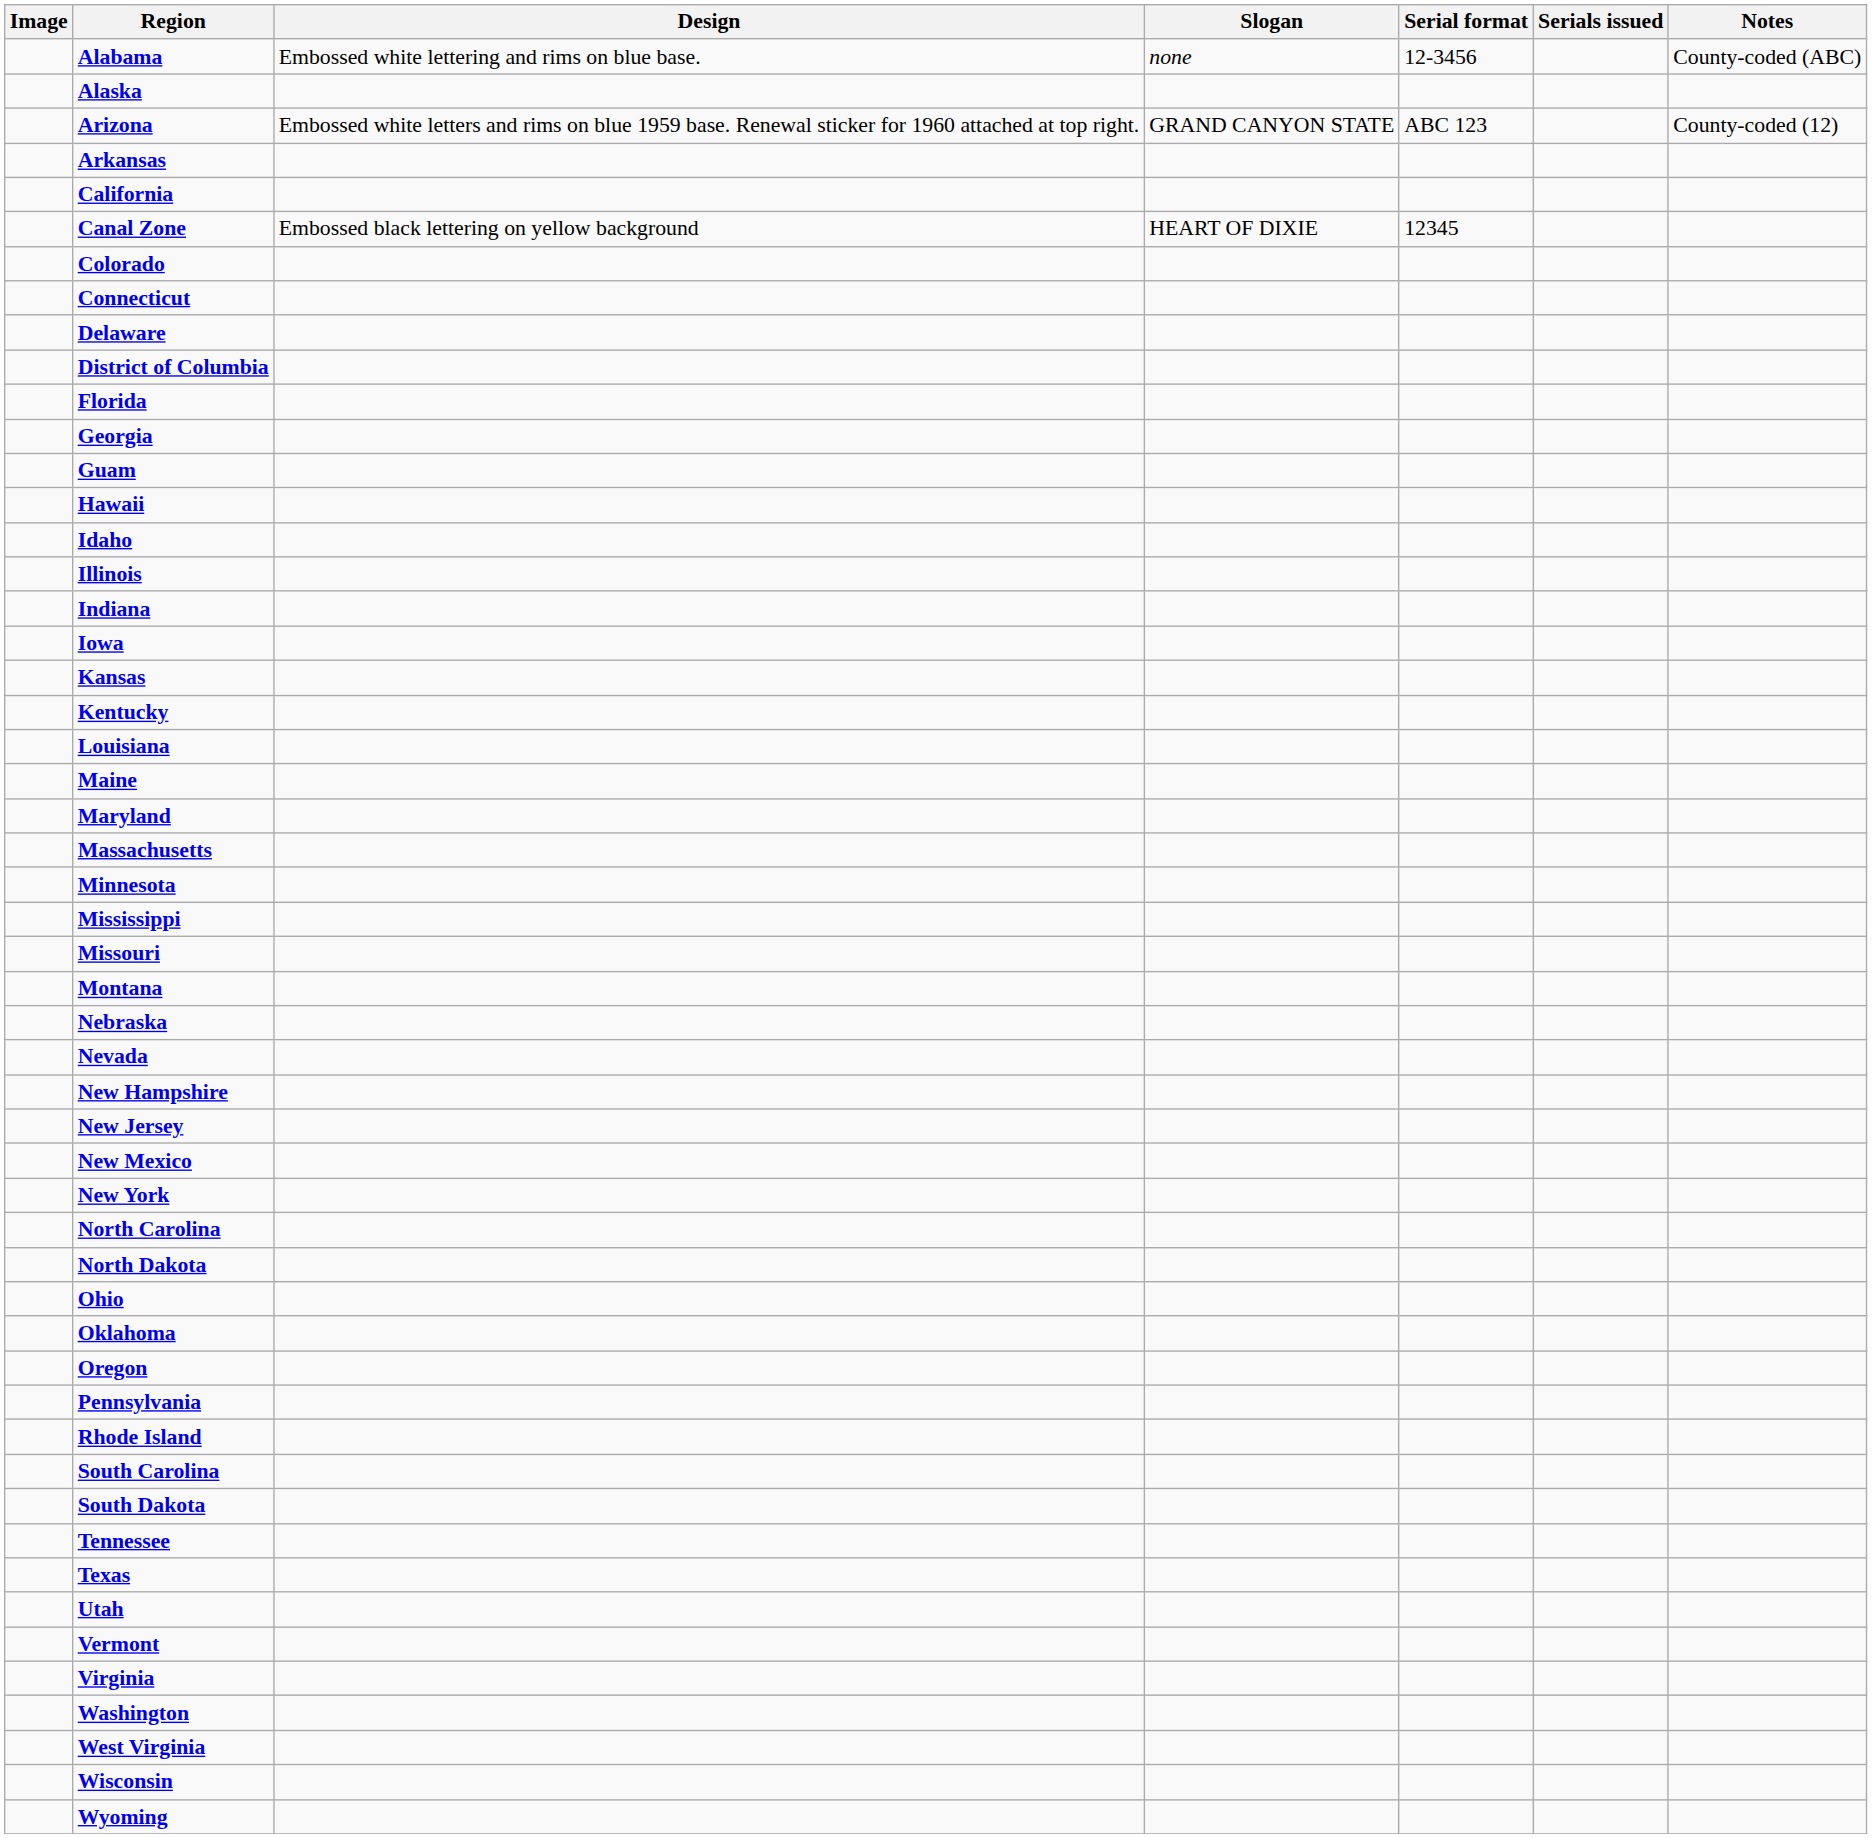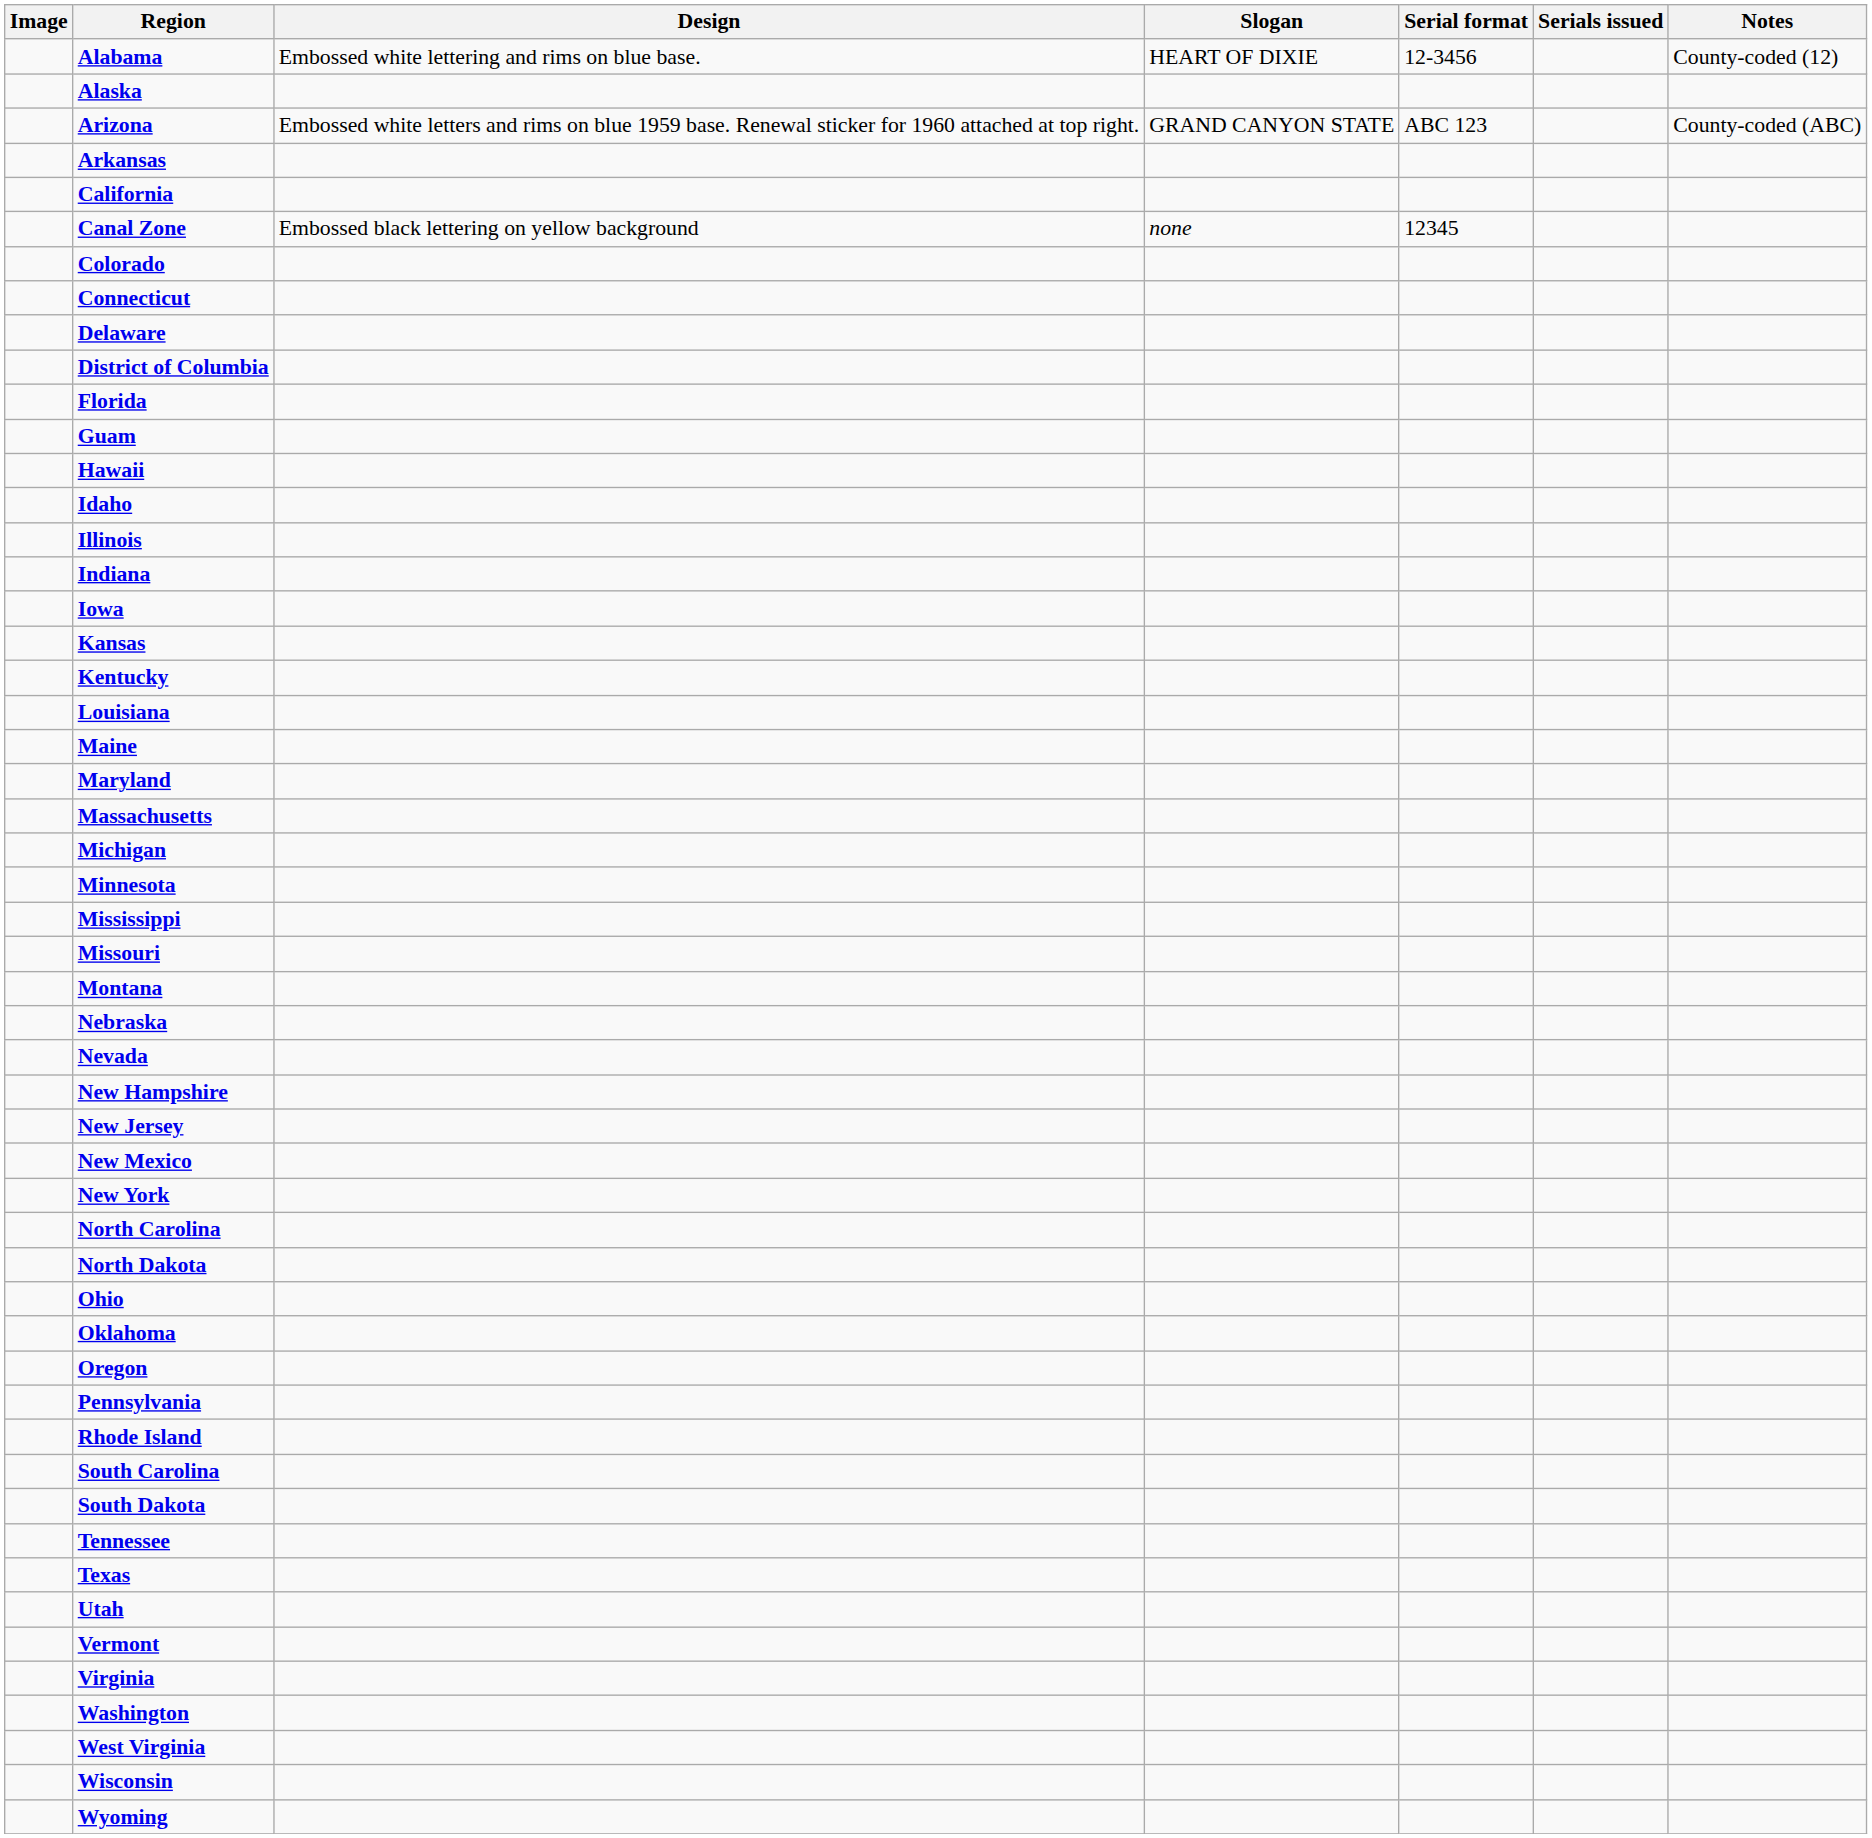(1170, 56) none -> (1234, 56) HEART OF DIXIE
(1767, 56) County-coded (ABC) -> (1756, 56) County-coded (12)
(1756, 125) County-coded (12) -> (1767, 125) County-coded (ABC)
(1234, 228) HEART OF DIXIE -> (1170, 228) none
- row: (115, 435)
+ row: (122, 849)
